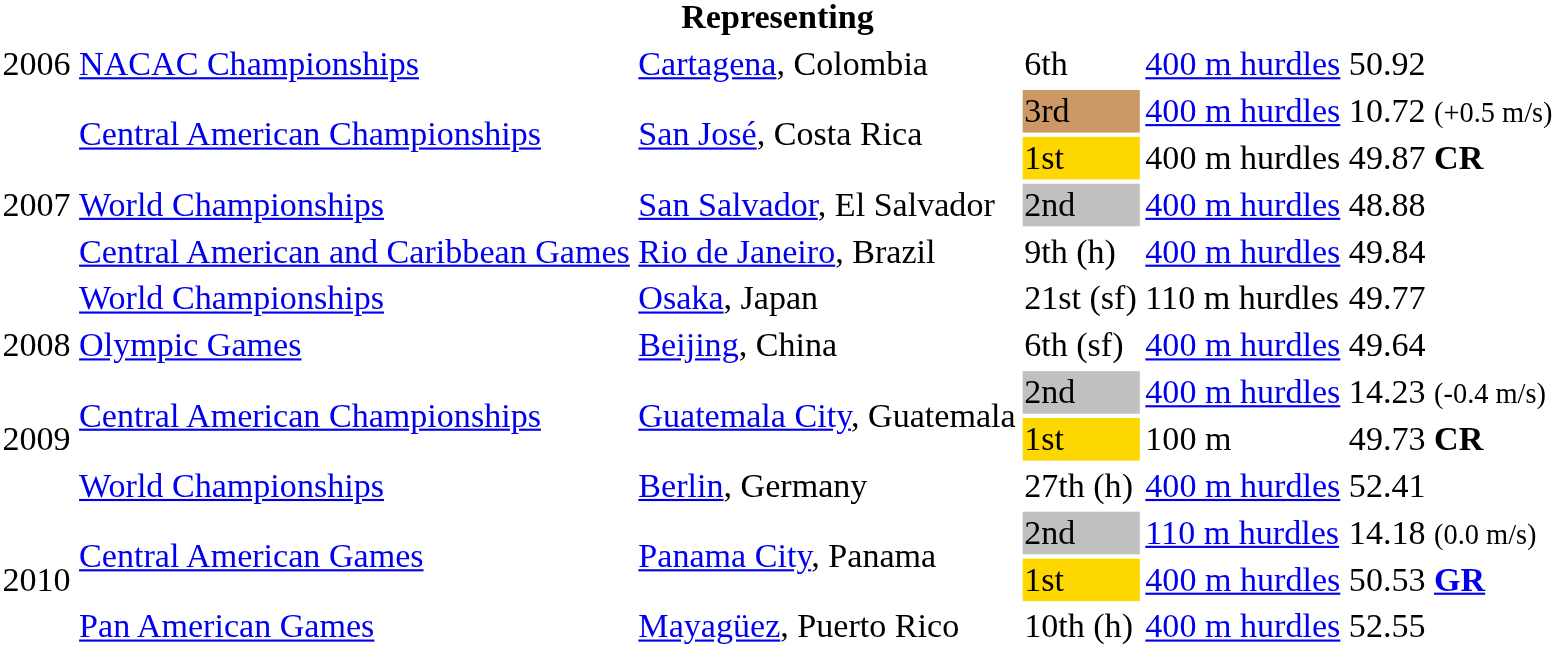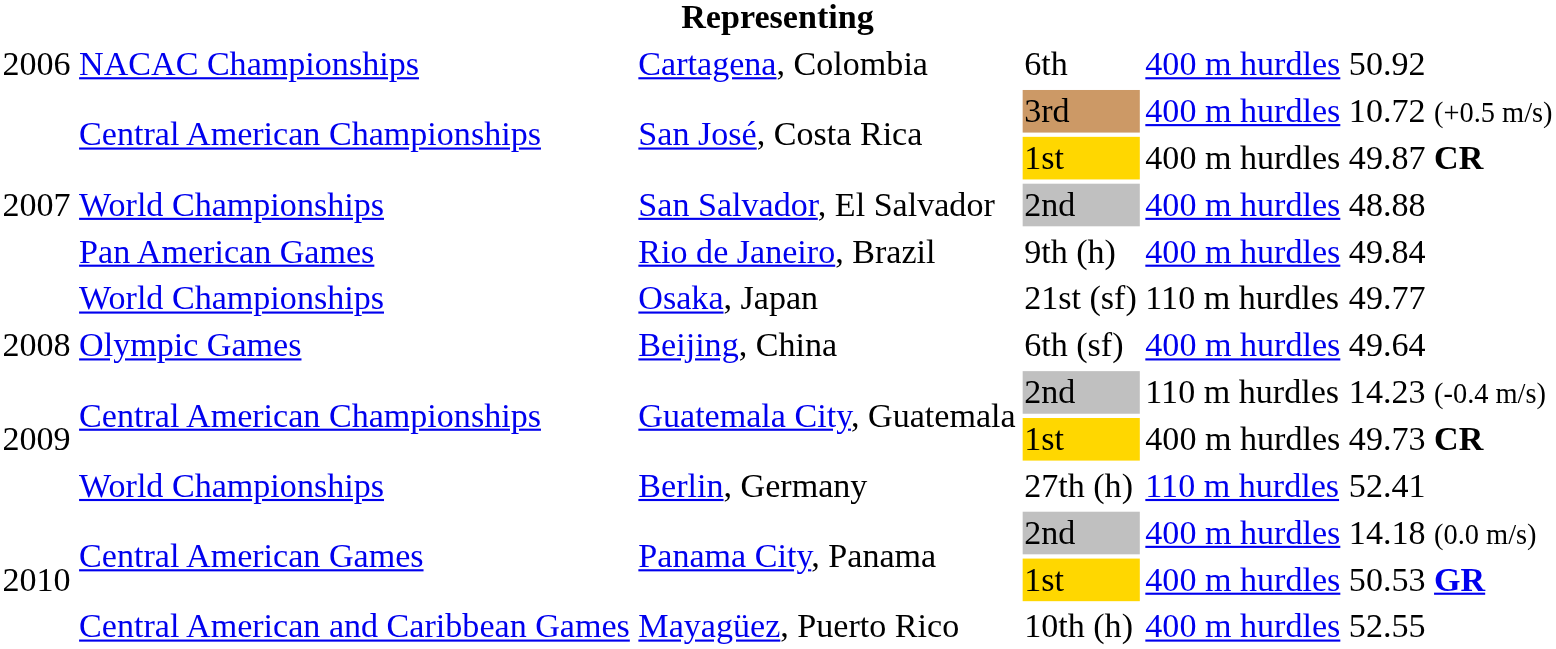(354, 251) Central American and Caribbean Games -> (227, 251) Pan American Games
(1243, 391) 400 m hurdles -> (1242, 391) 110 m hurdles
(1188, 438) 100 m -> (1243, 438) 400 m hurdles
(1243, 485) 400 m hurdles -> (1242, 485) 110 m hurdles
(1242, 532) 110 m hurdles -> (1243, 532) 400 m hurdles
(227, 626) Pan American Games -> (354, 626) Central American and Caribbean Games
